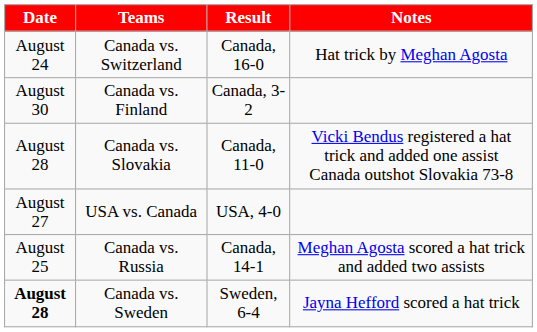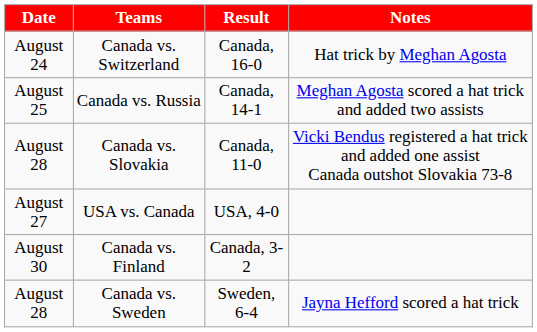rows swapped: (141, 257) <-> (141, 100)
(40, 303) bold -> (39, 303) normal
